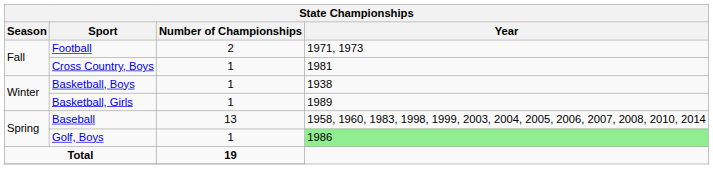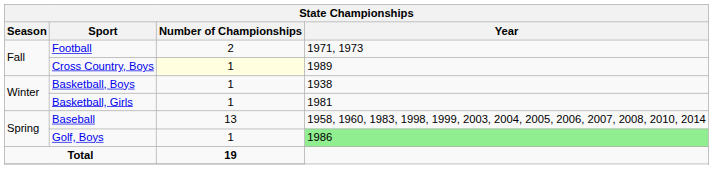(231, 66) no background -> (231, 66) lightyellow background
(320, 66) 1981 -> (320, 66) 1989
(320, 102) 1989 -> (320, 102) 1981
